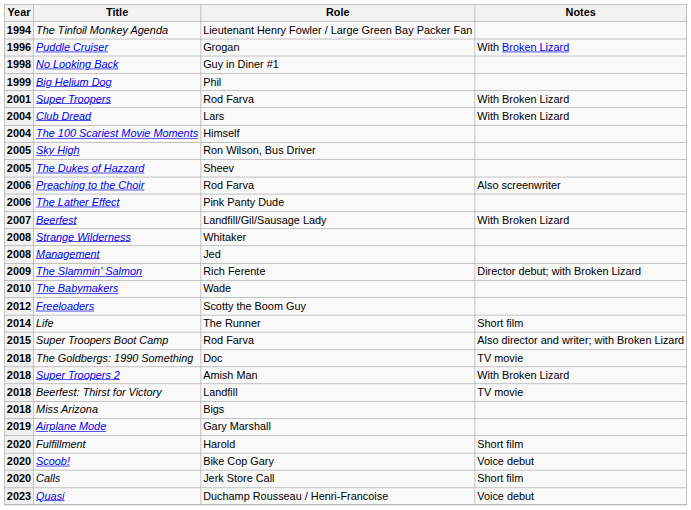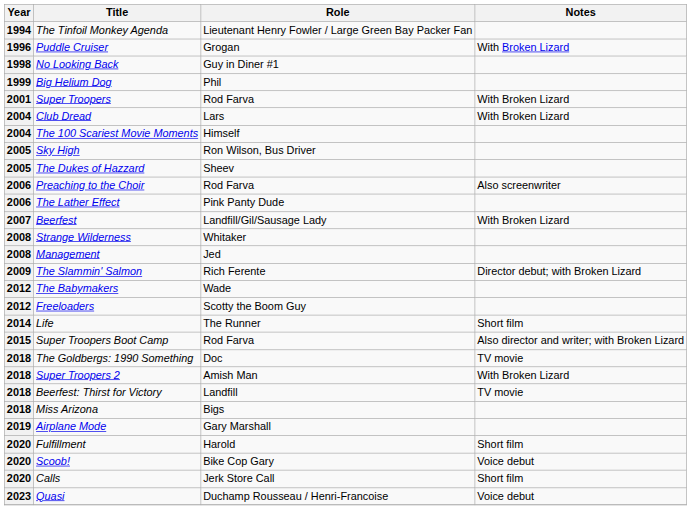(19, 289) 2010 -> (19, 289) 2012
